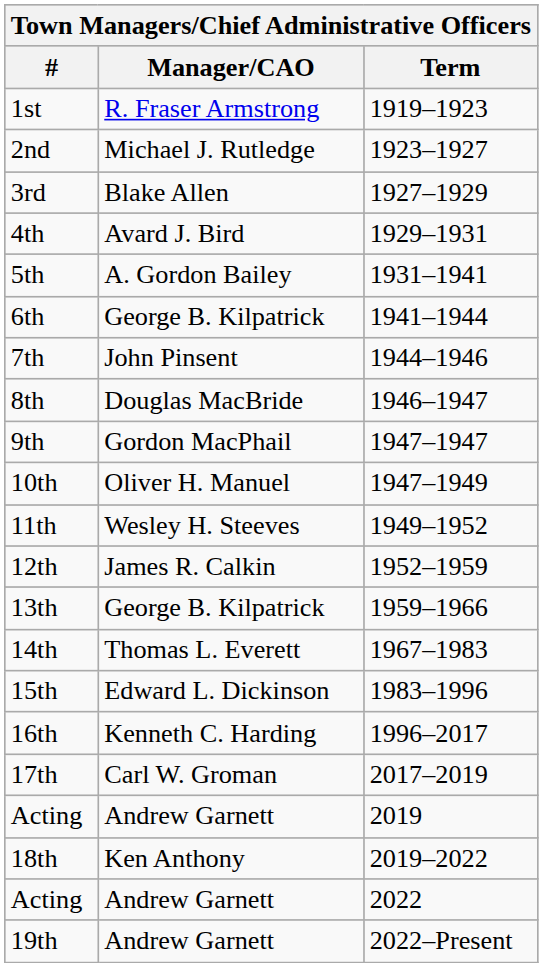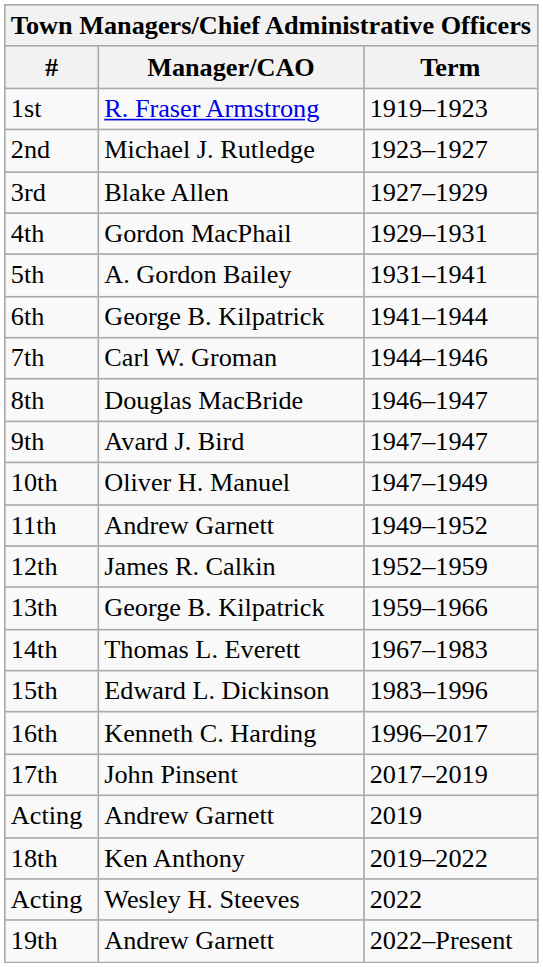(174, 233) Avard J. Bird -> (198, 233) Gordon MacPhail
(171, 358) John Pinsent -> (191, 358) Carl W. Groman
(198, 441) Gordon MacPhail -> (174, 441) Avard J. Bird
(202, 524) Wesley H. Steeves -> (189, 524) Andrew Garnett
(191, 774) Carl W. Groman -> (171, 774) John Pinsent
(189, 899) Andrew Garnett -> (202, 899) Wesley H. Steeves
